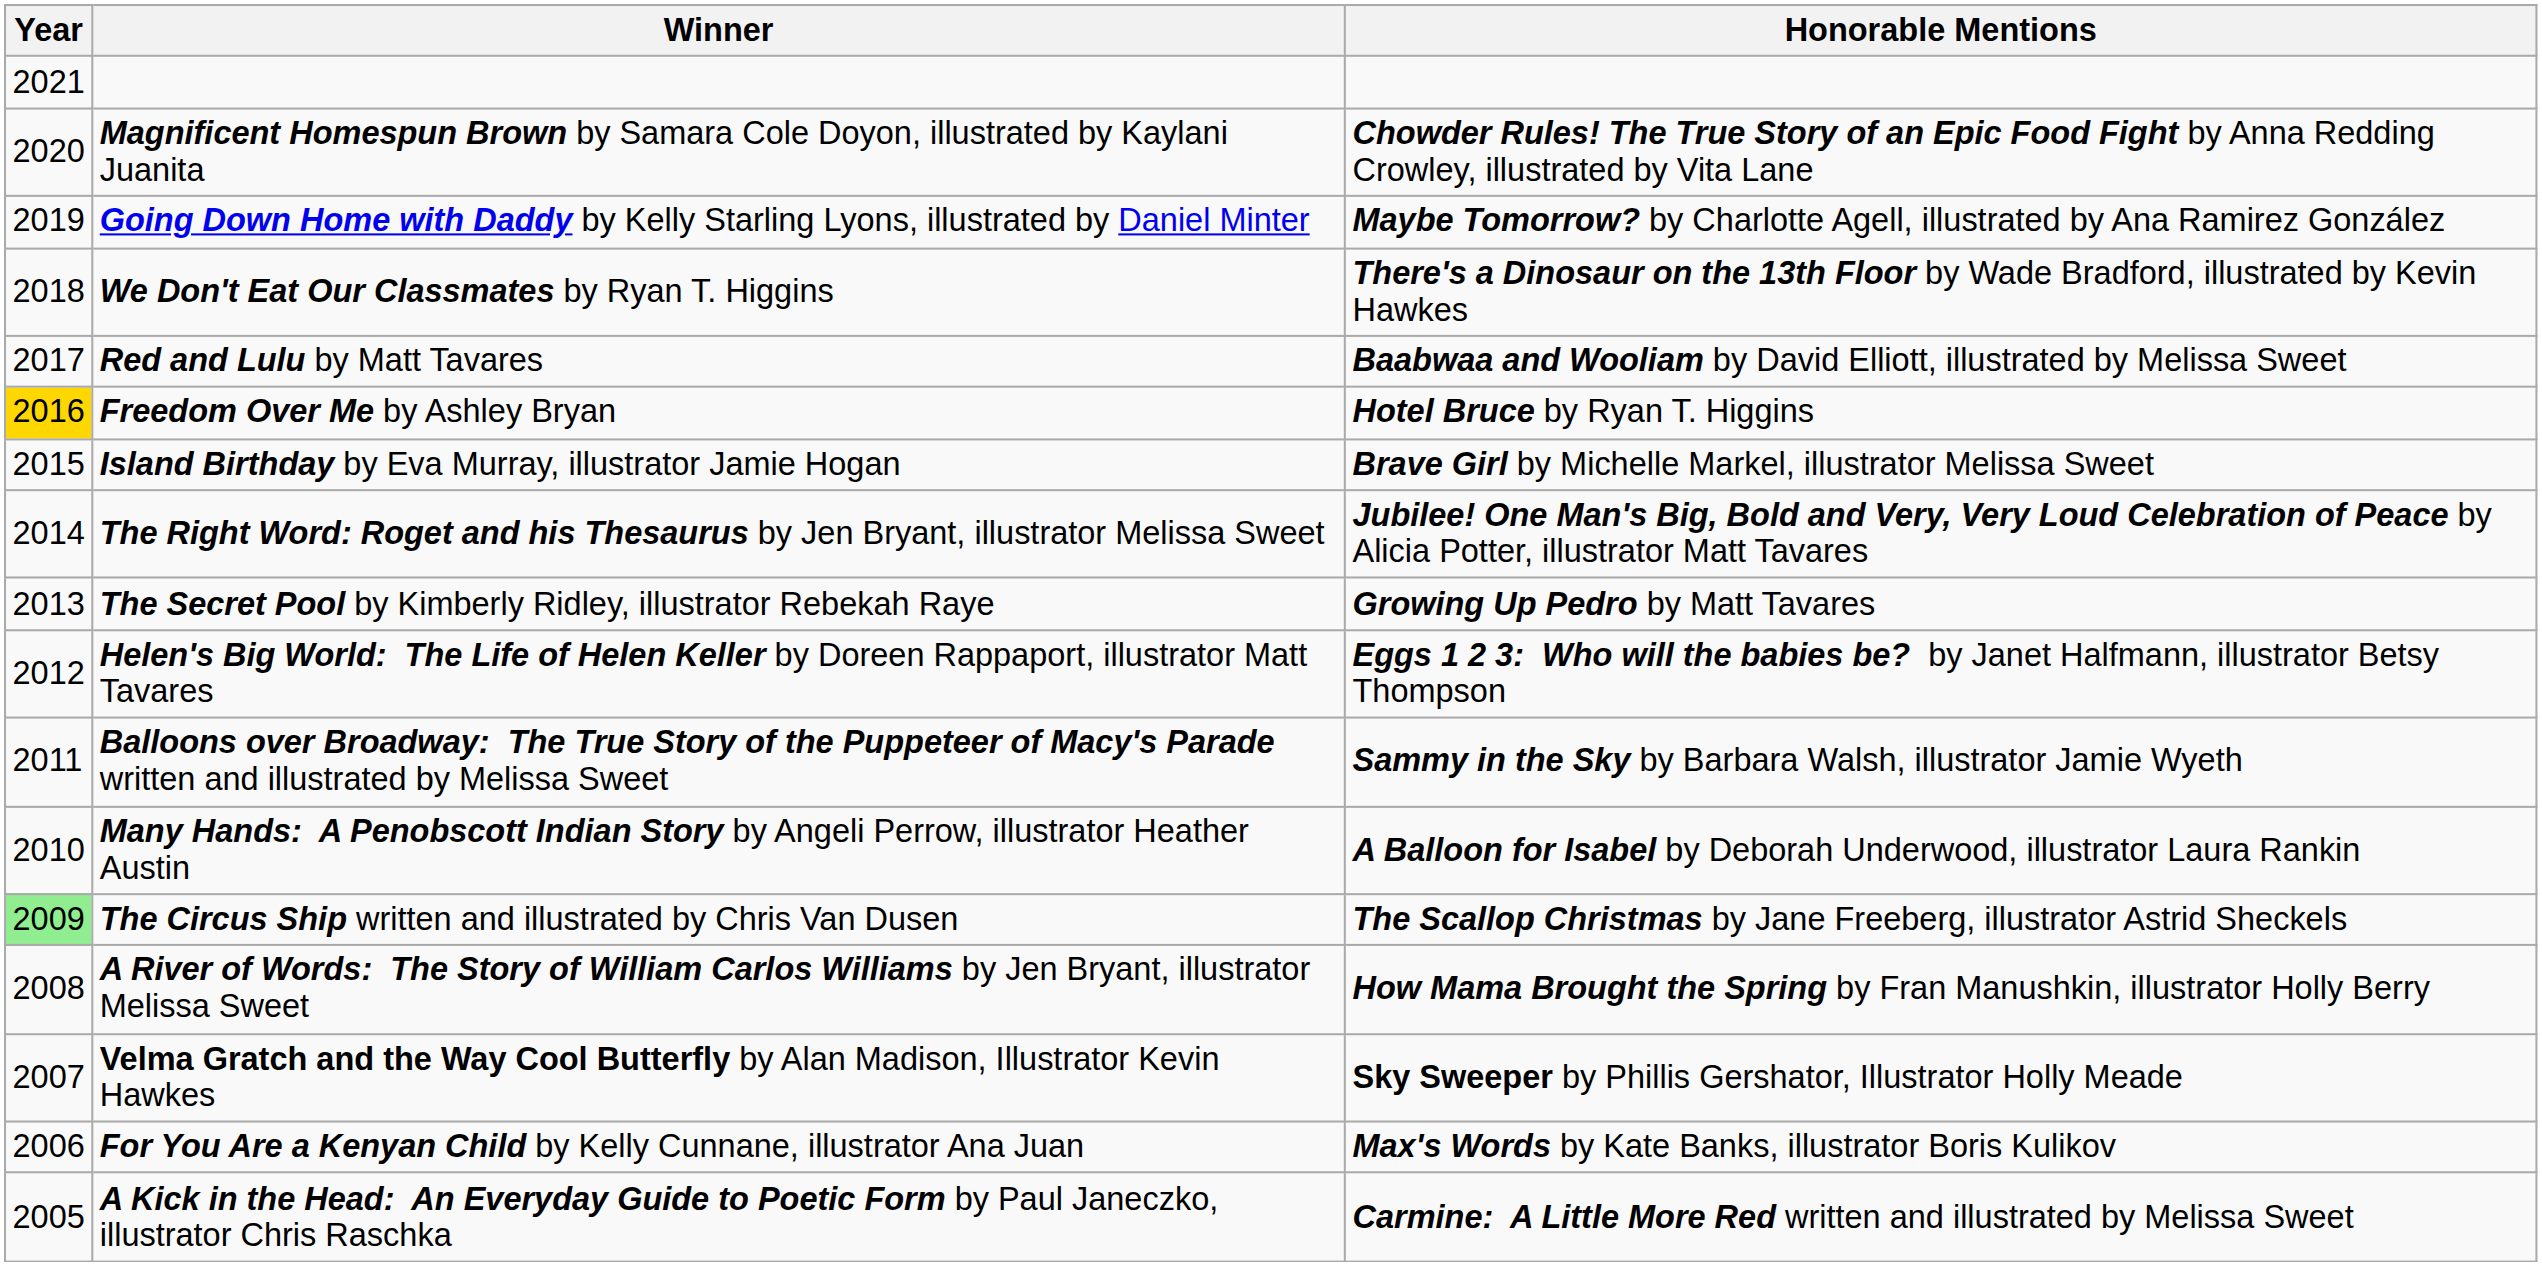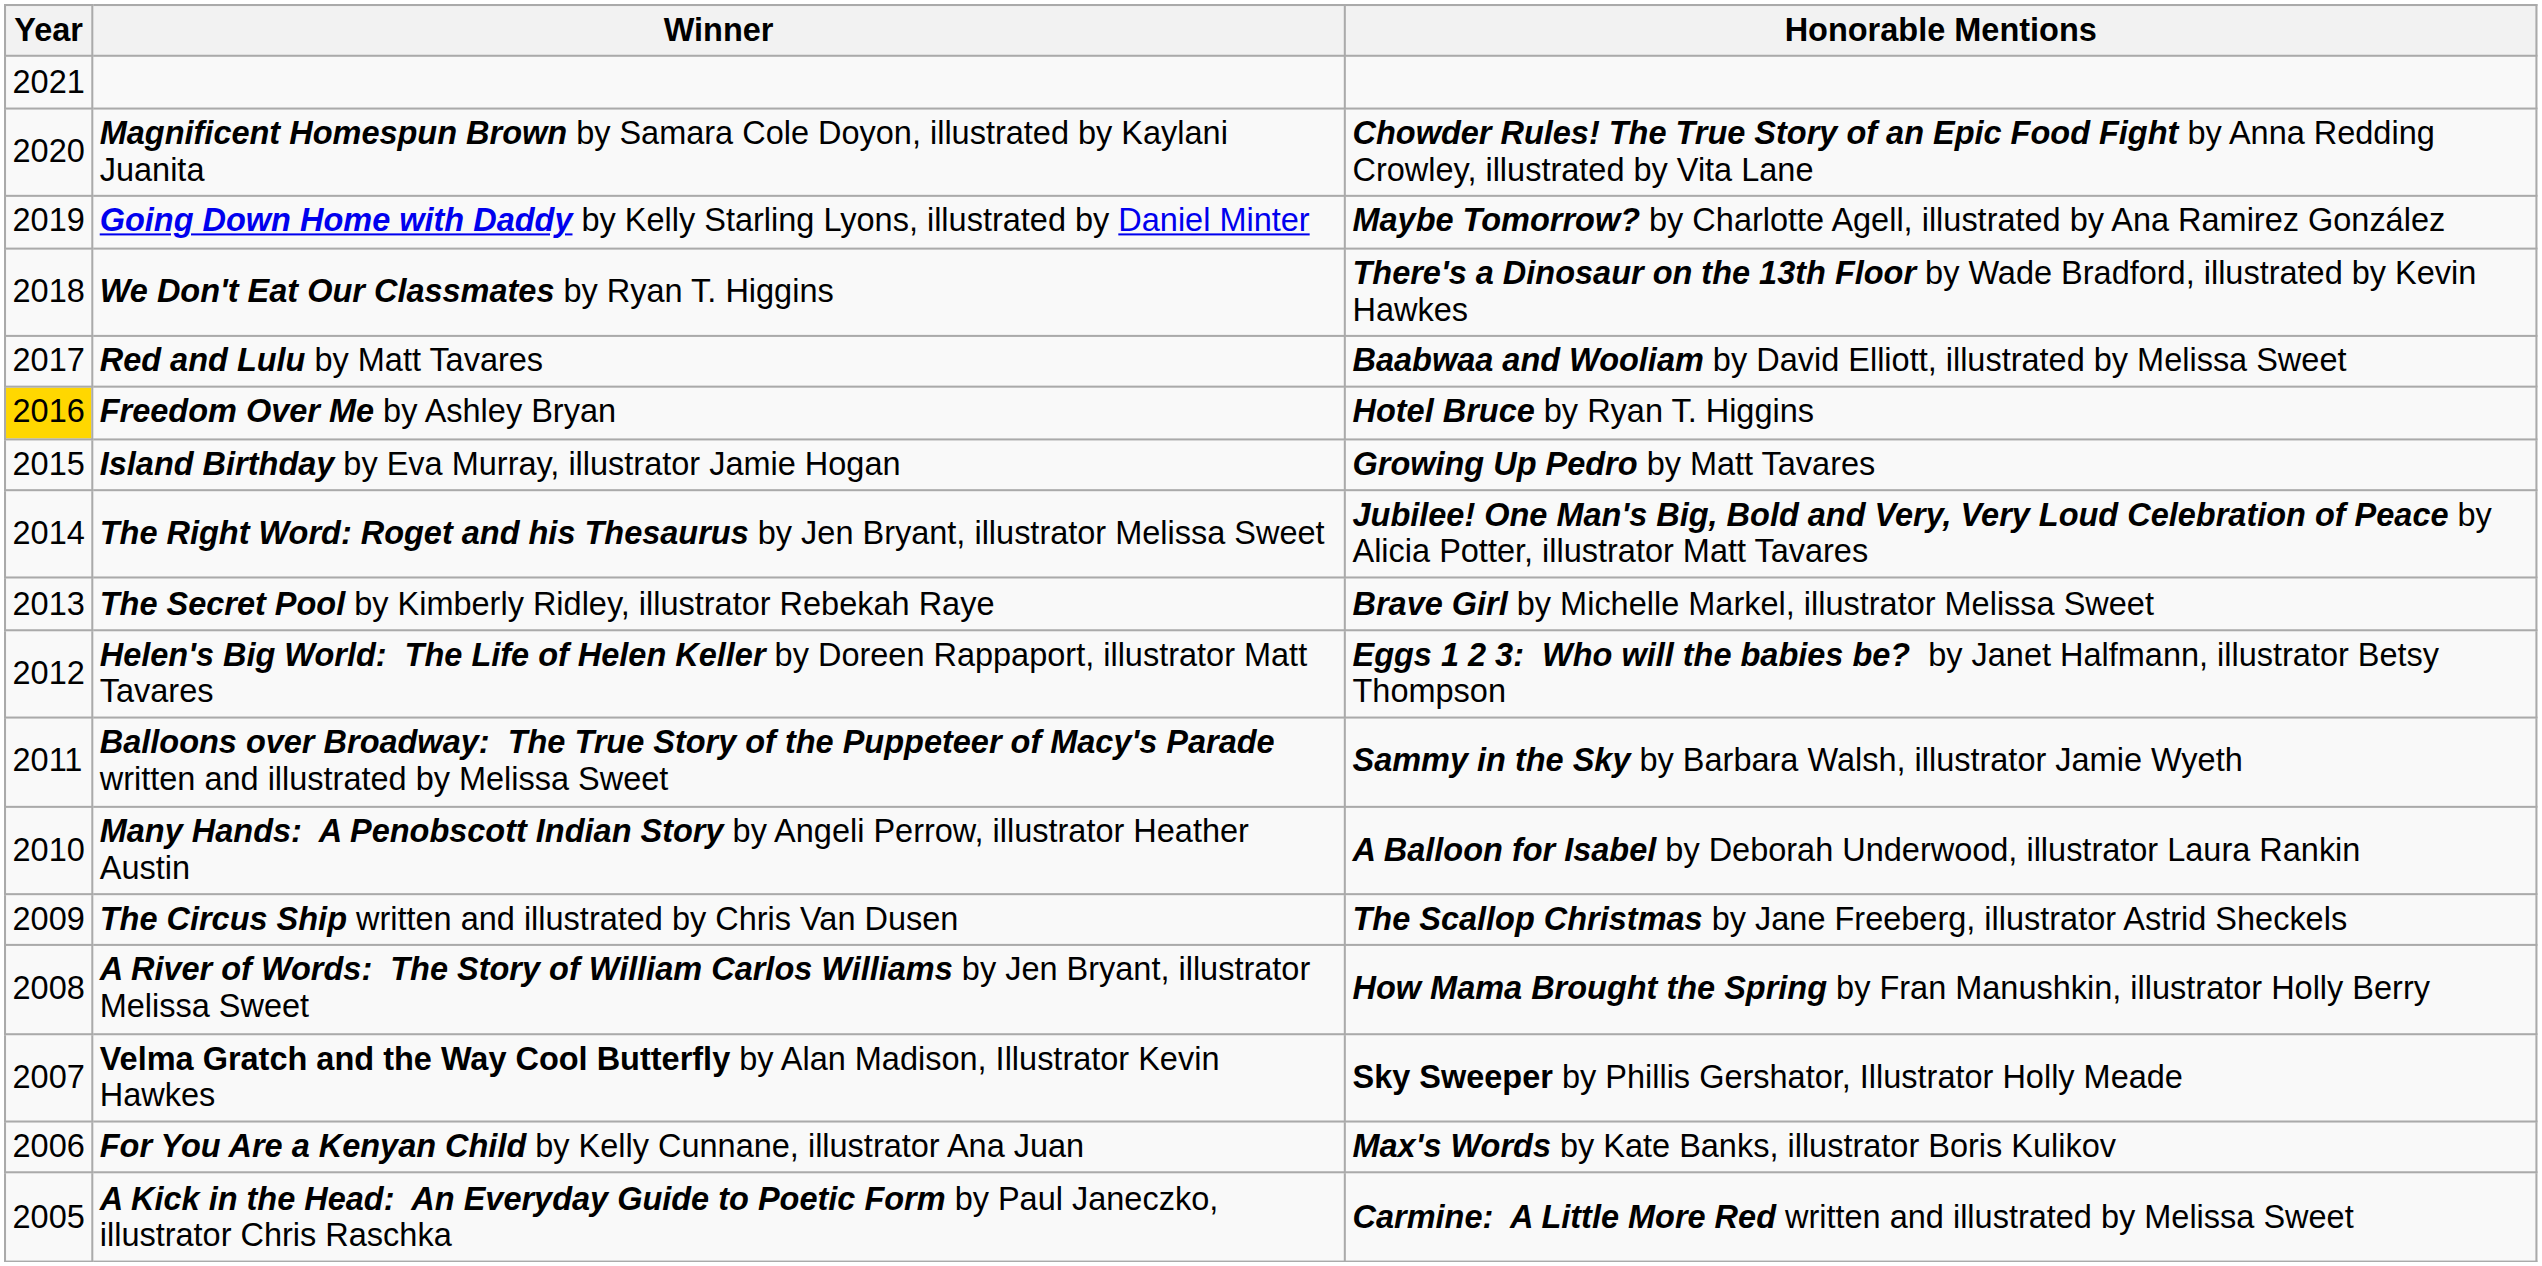(1753, 463) Brave Girl by Michelle Markel, illustrator Melissa Sweet -> (1614, 463) Growing Up Pedro by Matt Tavares
(1614, 603) Growing Up Pedro by Matt Tavares -> (1753, 603) Brave Girl by Michelle Markel, illustrator Melissa Sweet
(49, 919) lightgreen background -> (49, 919) no background
